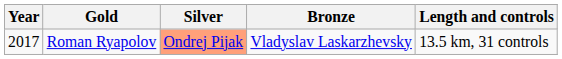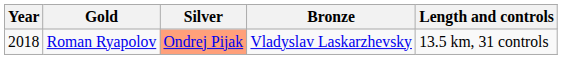(24, 41) 2017 -> (24, 41) 2018
